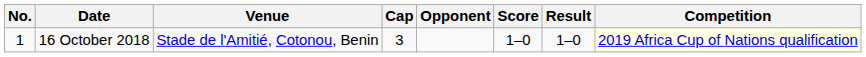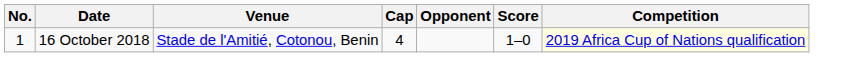- column: (568, 16)
(399, 39) 3 -> (399, 39) 4
